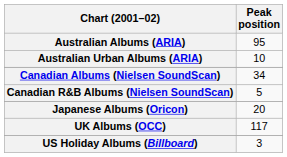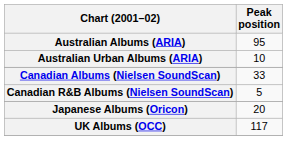(259, 76) 34 -> (259, 76) 33
- row: (120, 144)
